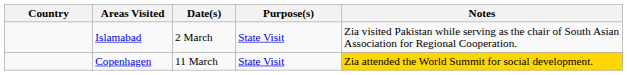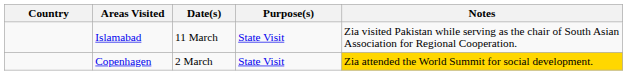(194, 37) 2 March -> (196, 37) 11 March
(196, 61) 11 March -> (194, 61) 2 March
